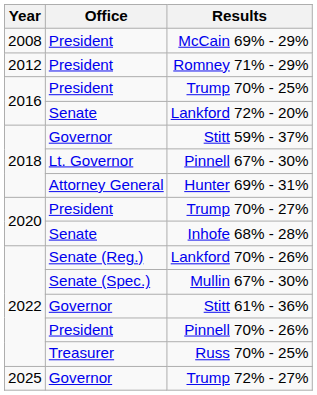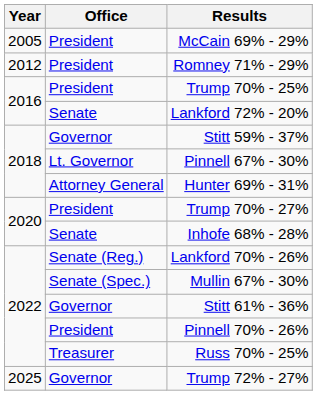(25, 40) 2008 -> (25, 40) 2005
